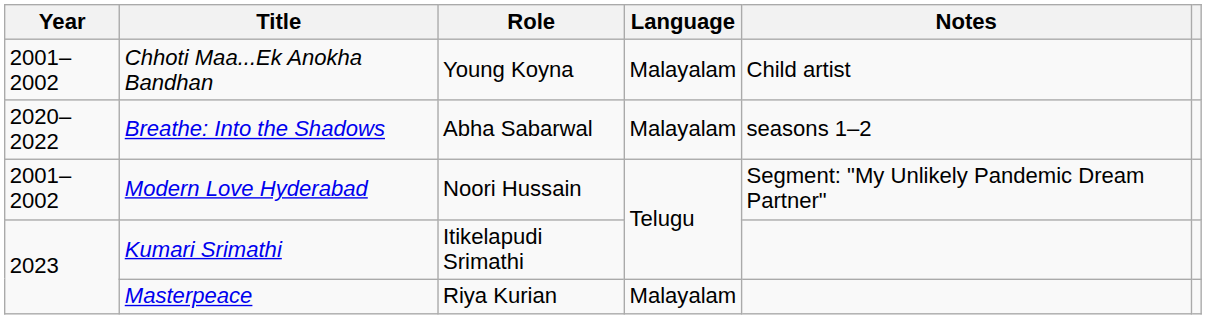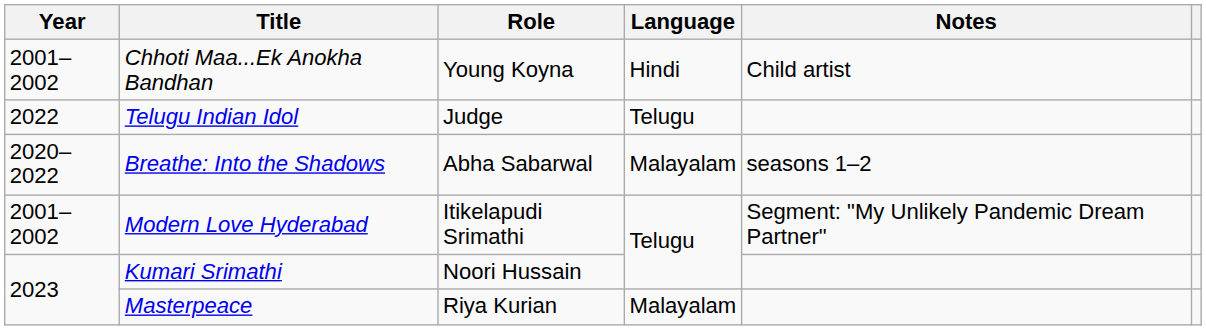(683, 69) Malayalam -> (655, 69) Hindi
+ row: (212, 116)
(512, 189) Noori Hussain -> (493, 224) Itikelapudi Srimathi
(493, 249) Itikelapudi Srimathi -> (512, 271) Noori Hussain
